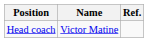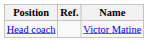columns swapped: (89, 12) <-> (132, 12)
